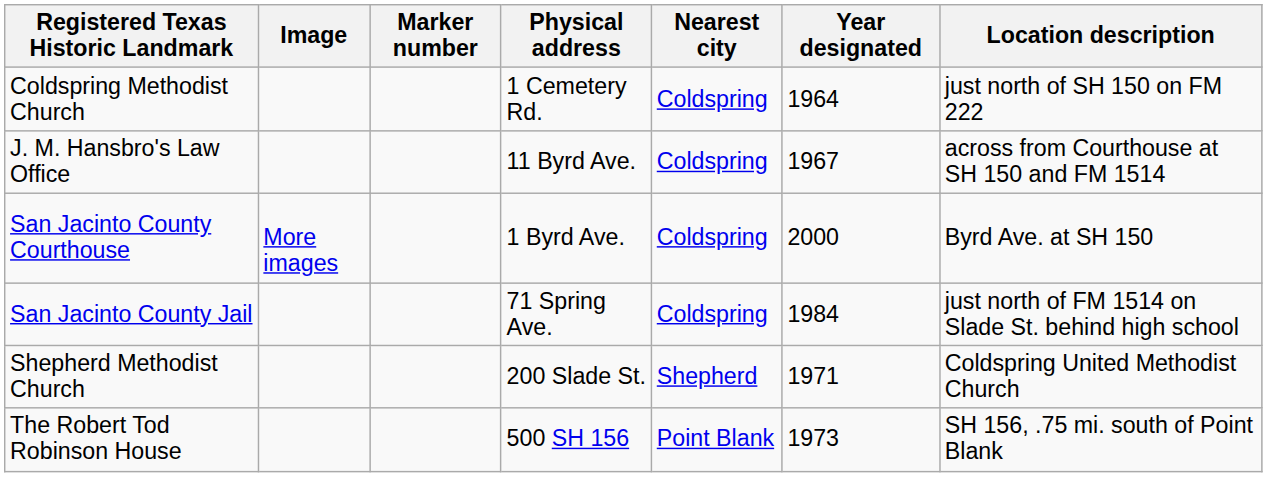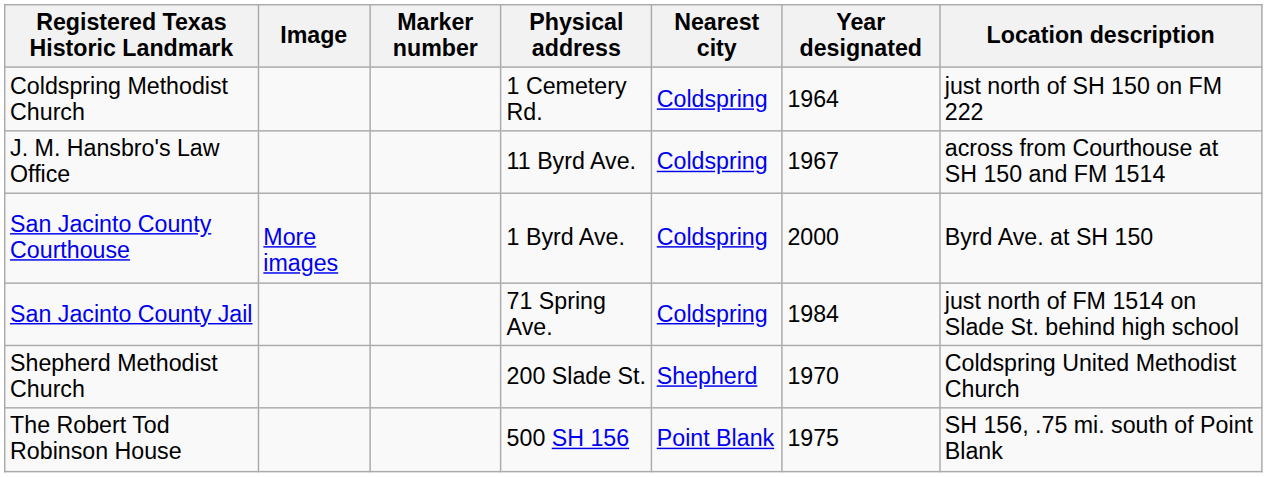(813, 376) 1971 -> (813, 376) 1970
(813, 439) 1973 -> (813, 439) 1975
